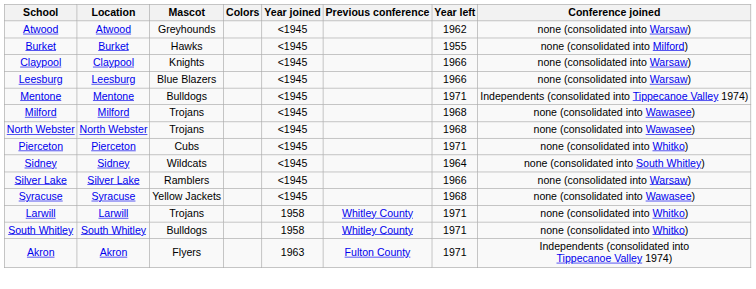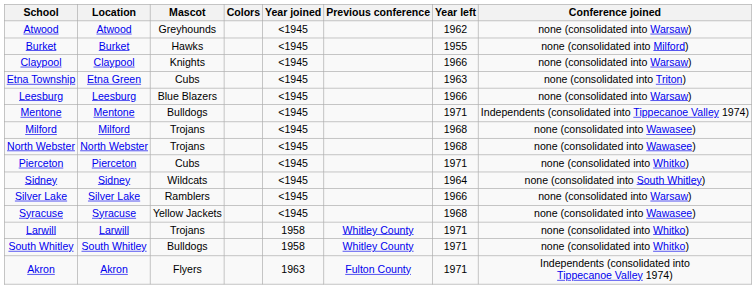+ row: (41, 79)
